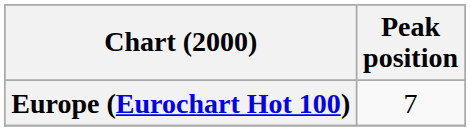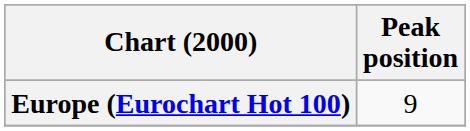(411, 102) 7 -> (411, 102) 9
